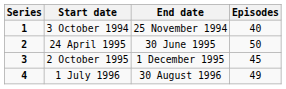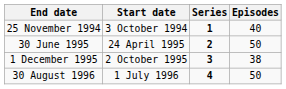columns swapped: (24, 12) <-> (180, 12)
(255, 60) 45 -> (255, 60) 38
(255, 76) 49 -> (255, 76) 50
